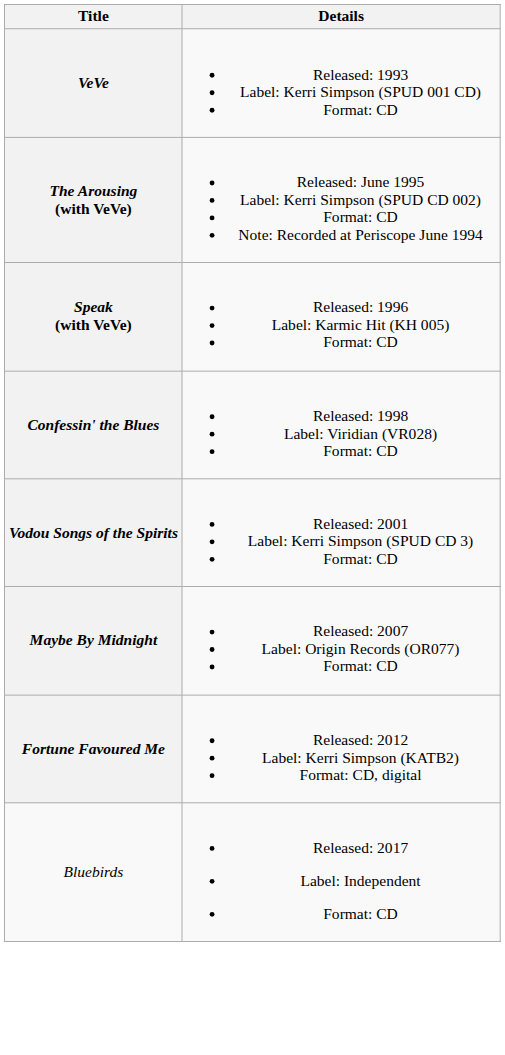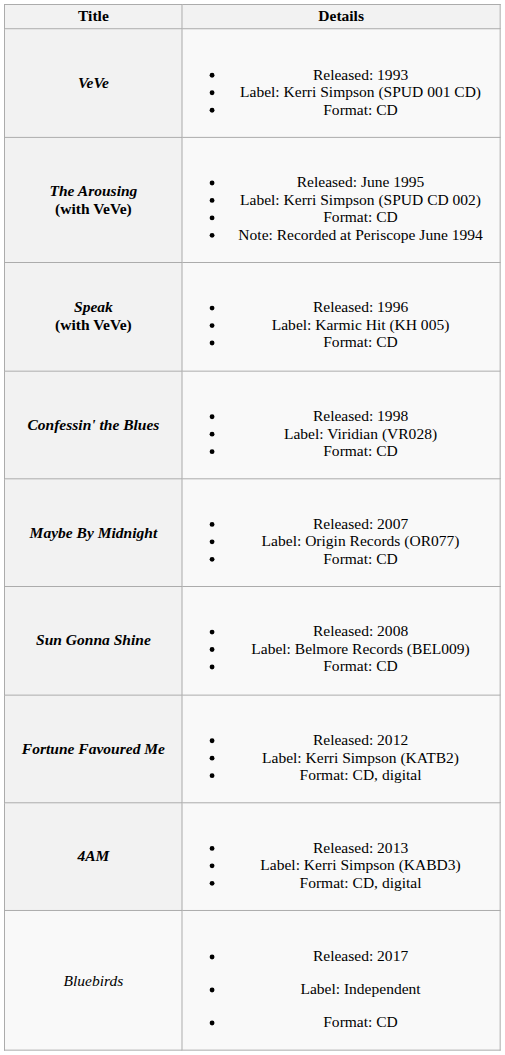- row: (93, 532)
+ row: (93, 640)
+ row: (93, 856)
